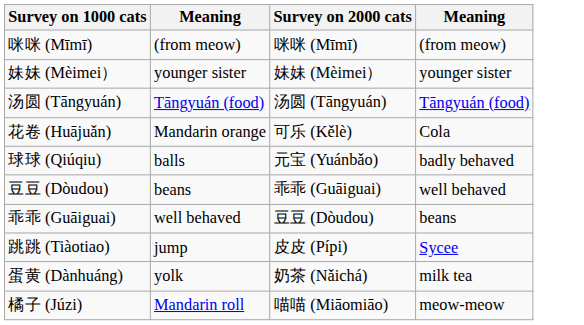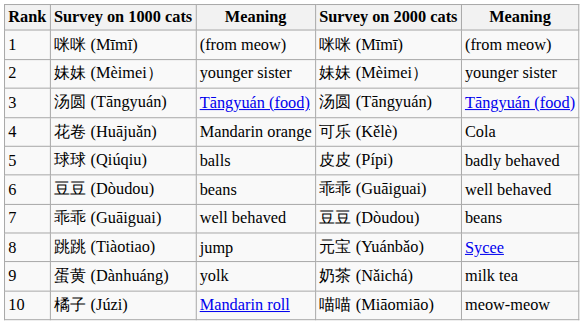+ column: (27, 17)
(326, 160) 元宝 (Yuánbǎo) -> (356, 160) 皮皮 (Pípi)
(310, 246) 皮皮 (Pípi) -> (371, 246) 元宝 (Yuánbǎo)
